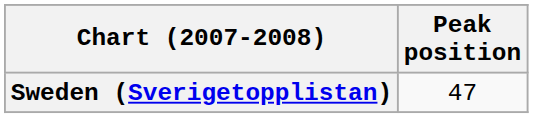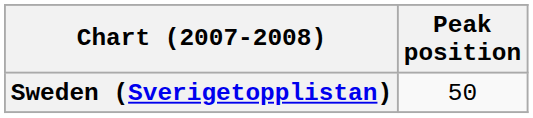(462, 93) 47 -> (462, 93) 50
